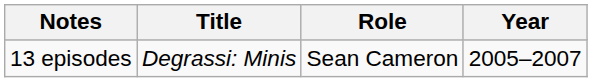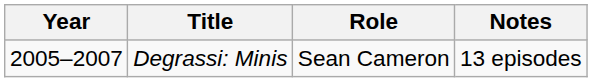columns swapped: (525, 22) <-> (71, 22)
